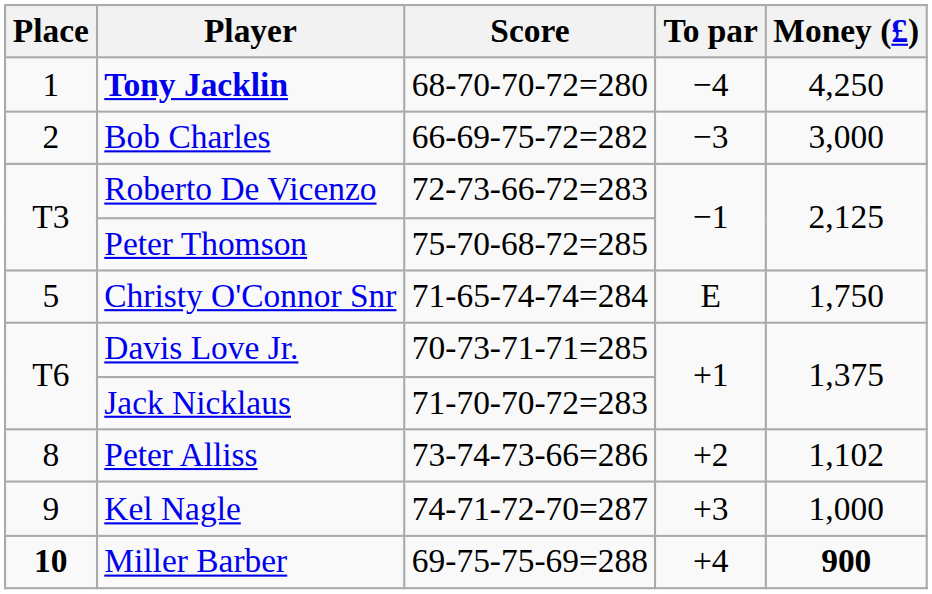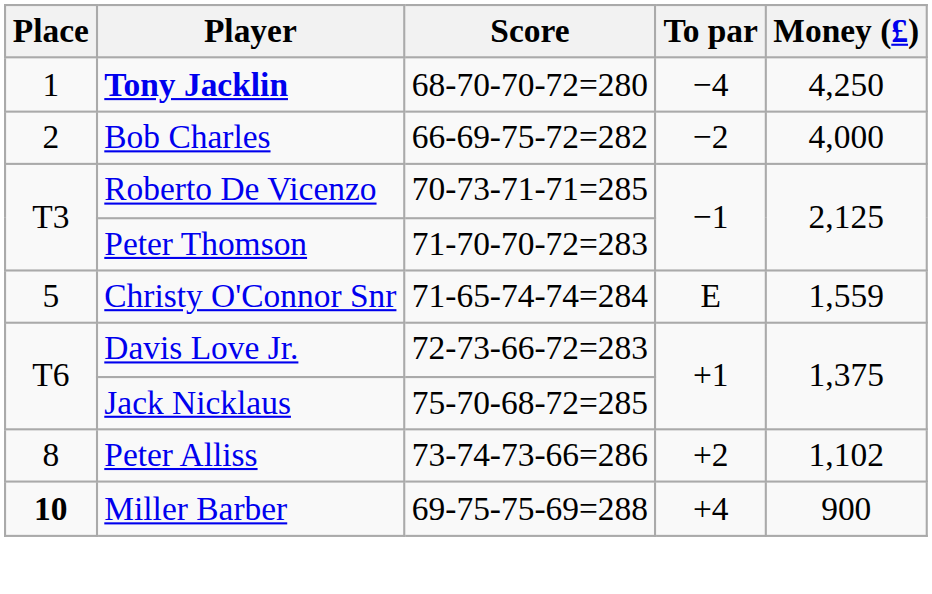(711, 137) −3 -> (711, 137) −2
(846, 137) 3,000 -> (846, 137) 4,000
(530, 190) 72-73-66-72=283 -> (530, 190) 70-73-71-71=285
(530, 243) 75-70-68-72=285 -> (530, 243) 71-70-70-72=283
(846, 296) 1,750 -> (846, 296) 1,559
(530, 349) 70-73-71-71=285 -> (530, 349) 72-73-66-72=283
(530, 402) 71-70-70-72=283 -> (530, 402) 75-70-68-72=285
- row: (173, 508)
(846, 561) bold -> (846, 508) normal
